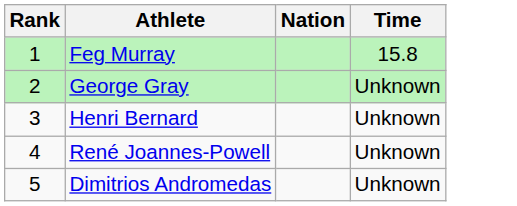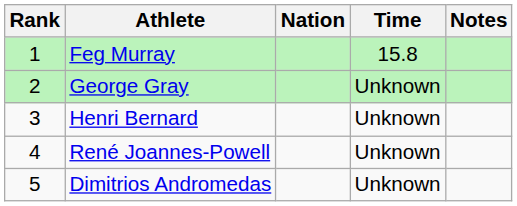+ column: (479, 20)
